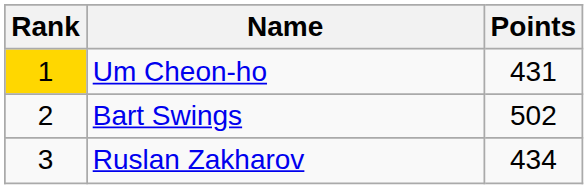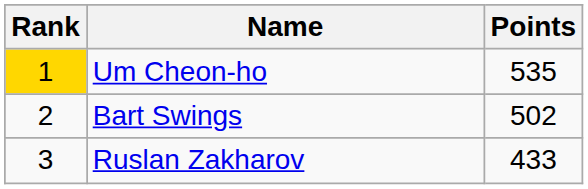(533, 71) 431 -> (533, 71) 535
(533, 159) 434 -> (533, 159) 433
